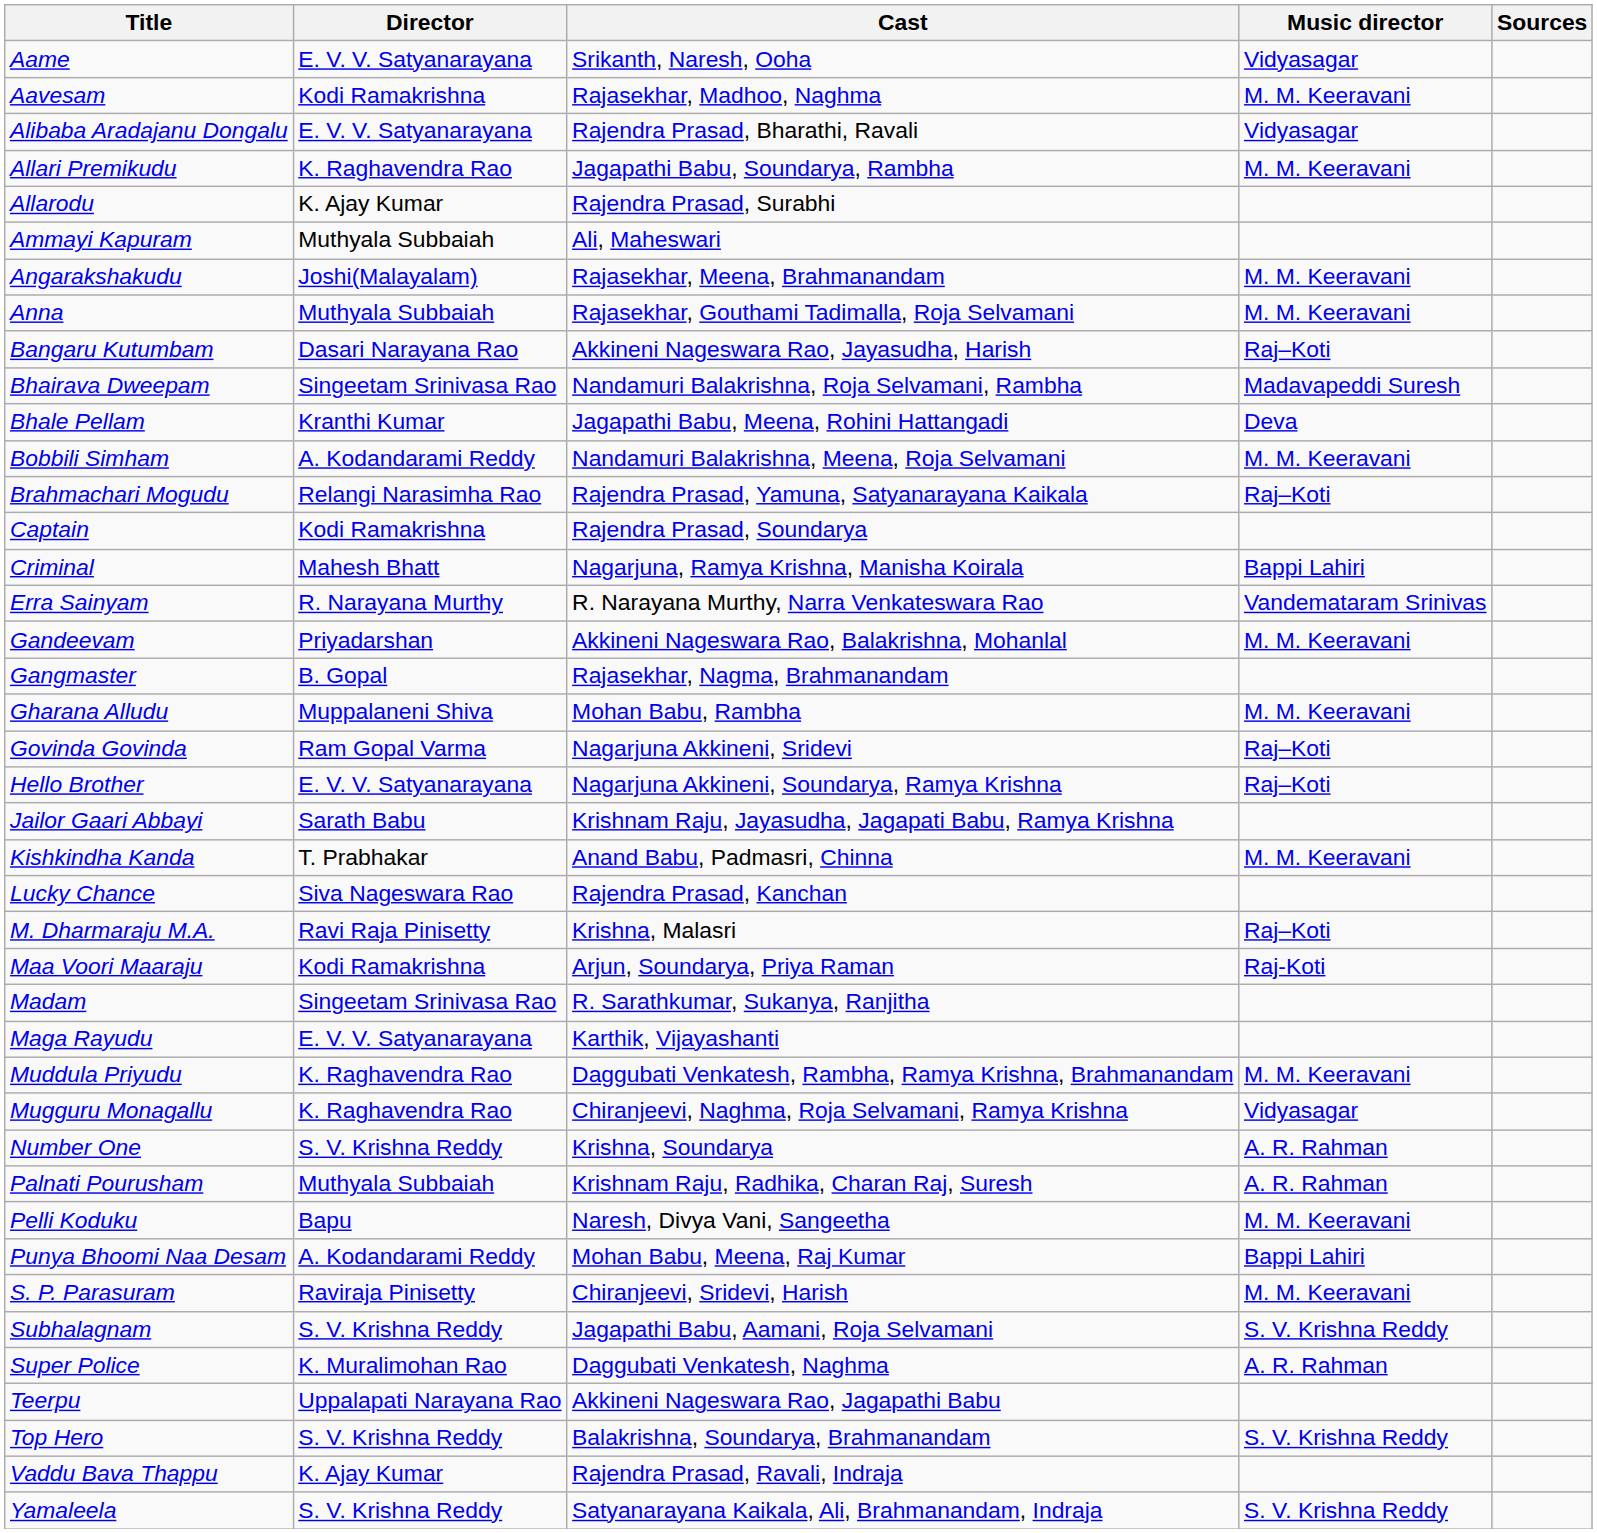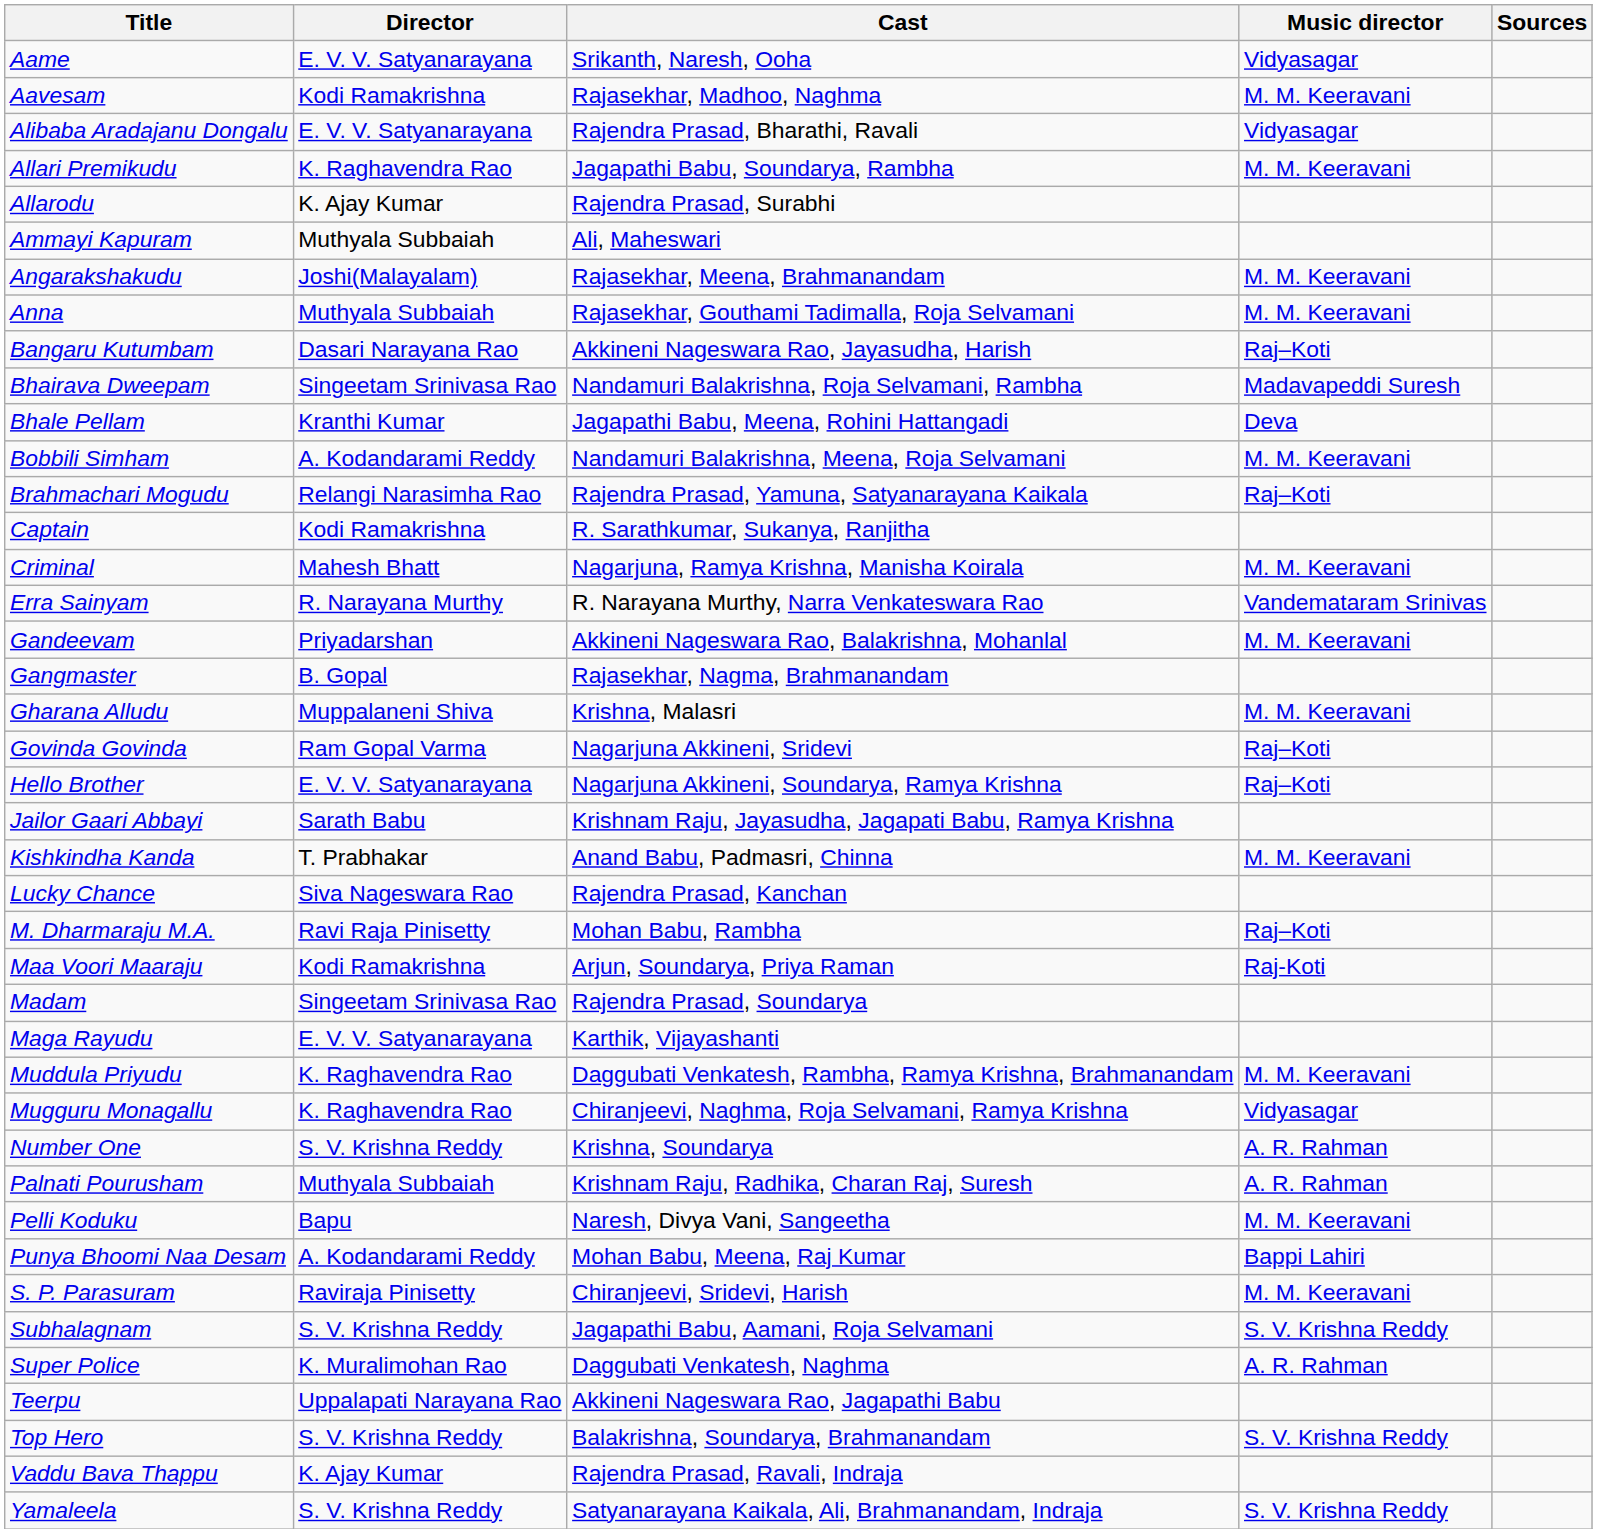(720, 530) Rajendra Prasad, Soundarya -> (751, 530) R. Sarathkumar, Sukanya, Ranjitha
(1304, 566) Bappi Lahiri -> (1327, 566) M. M. Keeravani
(687, 712) Mohan Babu, Rambha -> (654, 712) Krishna, Malasri
(654, 929) Krishna, Malasri -> (687, 929) Mohan Babu, Rambha
(751, 1002) R. Sarathkumar, Sukanya, Ranjitha -> (720, 1002) Rajendra Prasad, Soundarya
